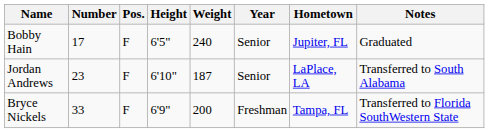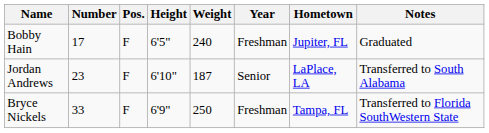(254, 41) Senior -> (262, 41) Freshman
(202, 110) 200 -> (202, 110) 250
